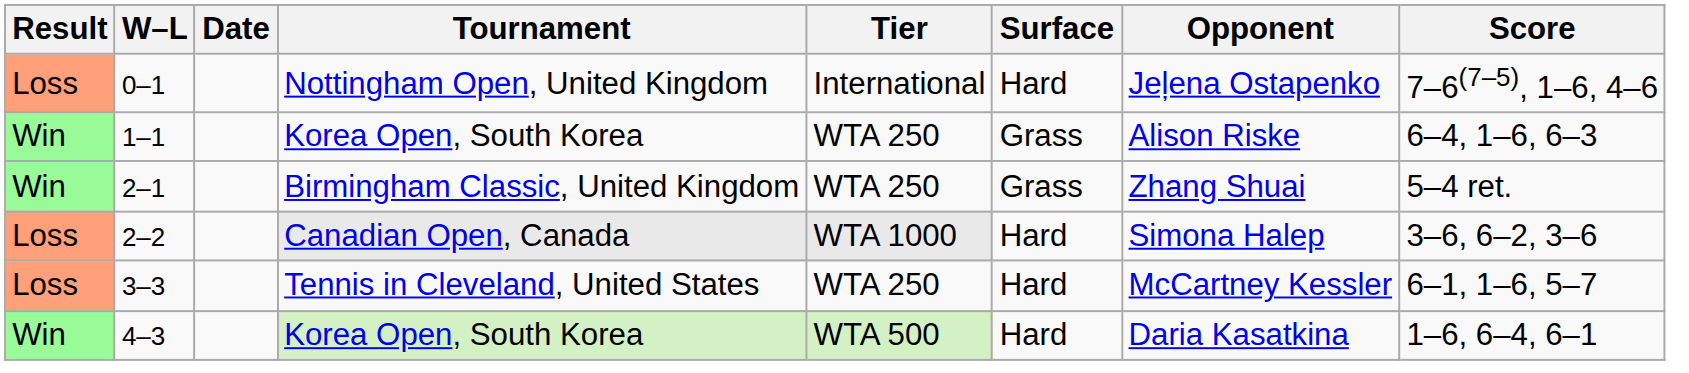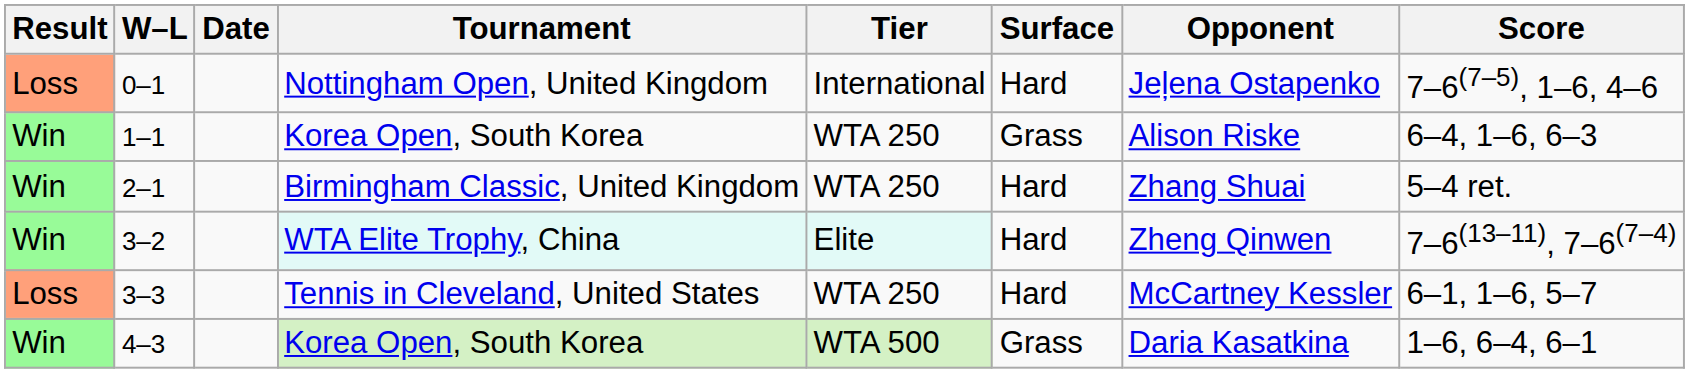(1041, 186) Grass -> (1034, 186) Hard
- row: (144, 237)
+ row: (144, 241)
(1034, 334) Hard -> (1041, 343) Grass
